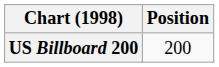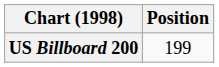(178, 47) 200 -> (178, 47) 199
